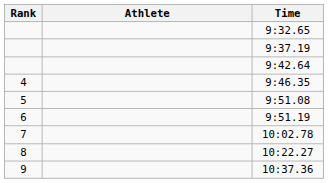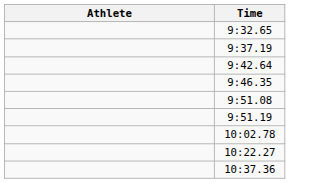- column: (23, 13)
